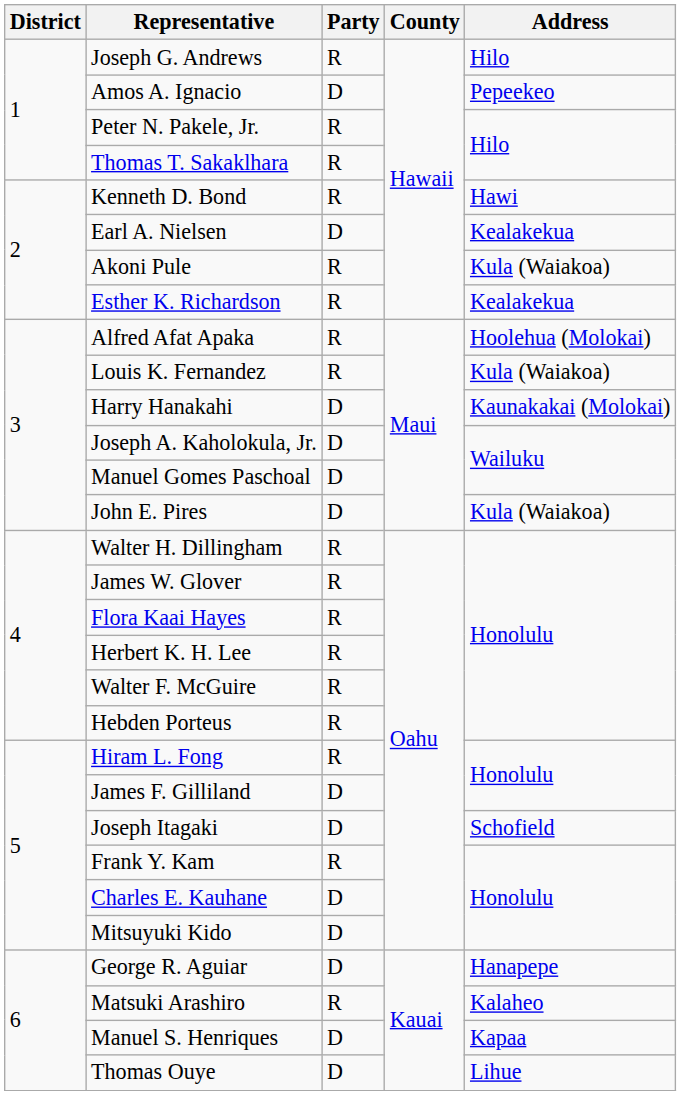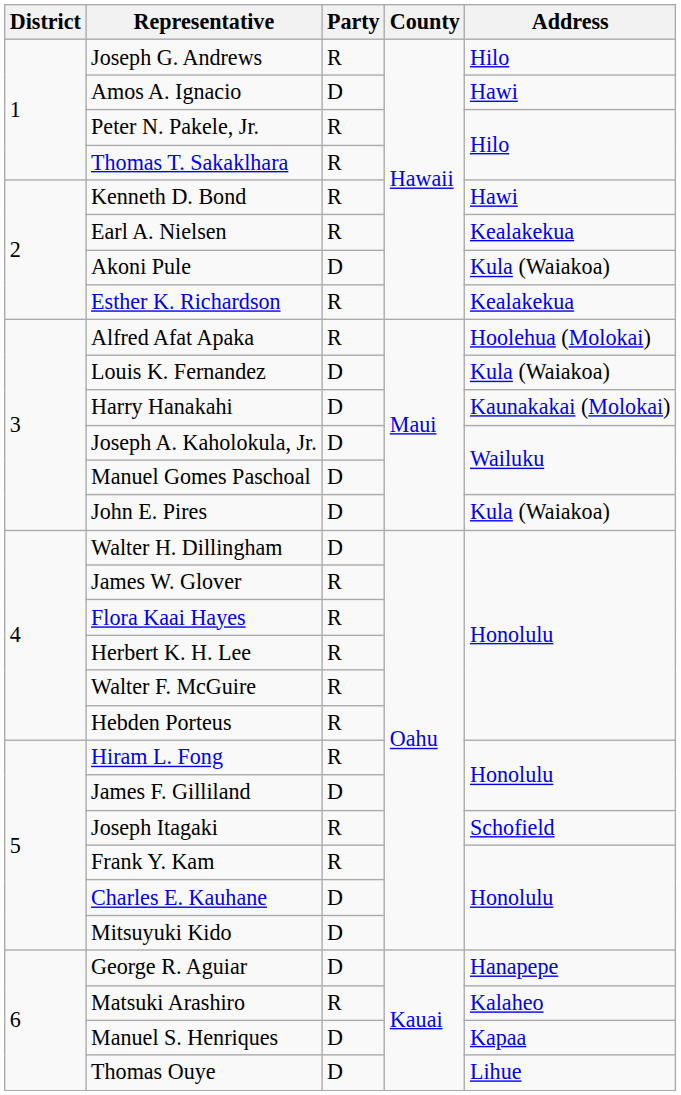(512, 92) Pepeekeo -> (494, 92) Hawi
(335, 232) D -> (334, 232) R
(334, 267) R -> (335, 267) D
(334, 372) R -> (335, 372) D
(334, 547) R -> (335, 547) D
(335, 827) D -> (334, 827) R
